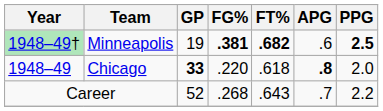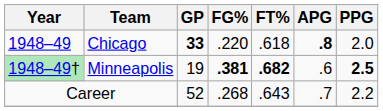rows swapped: (117, 68) <-> (130, 43)
